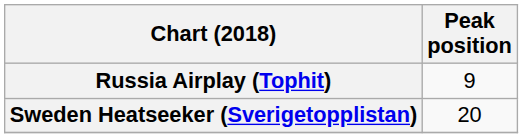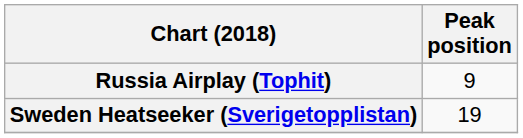(470, 115) 20 -> (470, 115) 19
